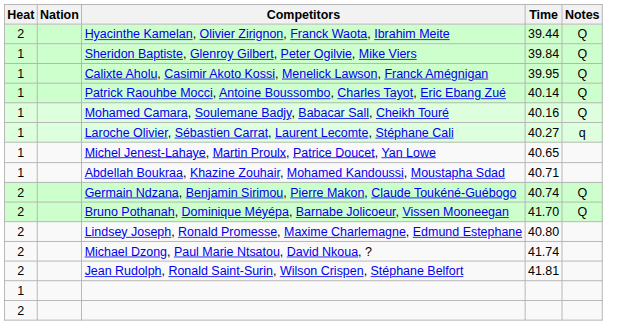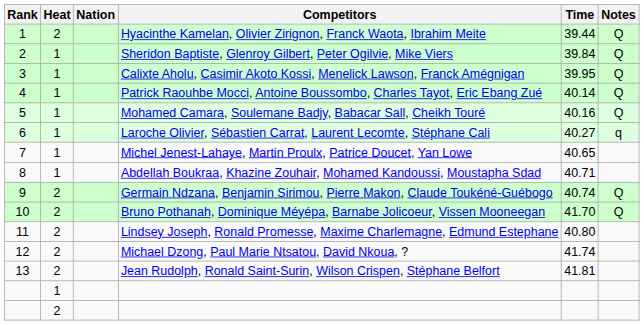+ column: (23, 14)
